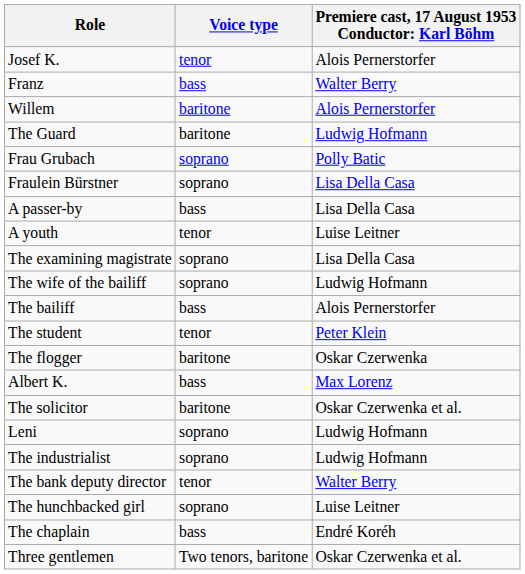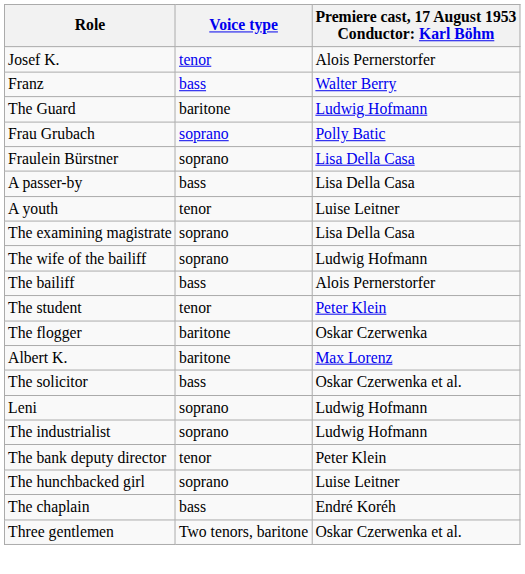- row: (31, 109)
(193, 382) bass -> (205, 357) baritone
(205, 407) baritone -> (193, 382) bass
(356, 482) Walter Berry -> (351, 457) Peter Klein
